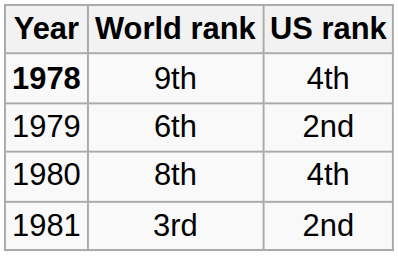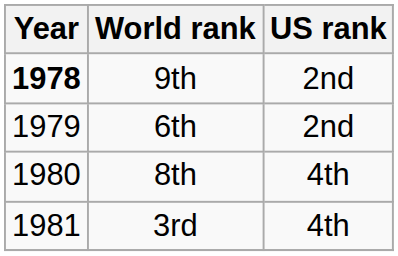(328, 77) 4th -> (328, 77) 2nd
(328, 224) 2nd -> (328, 224) 4th
